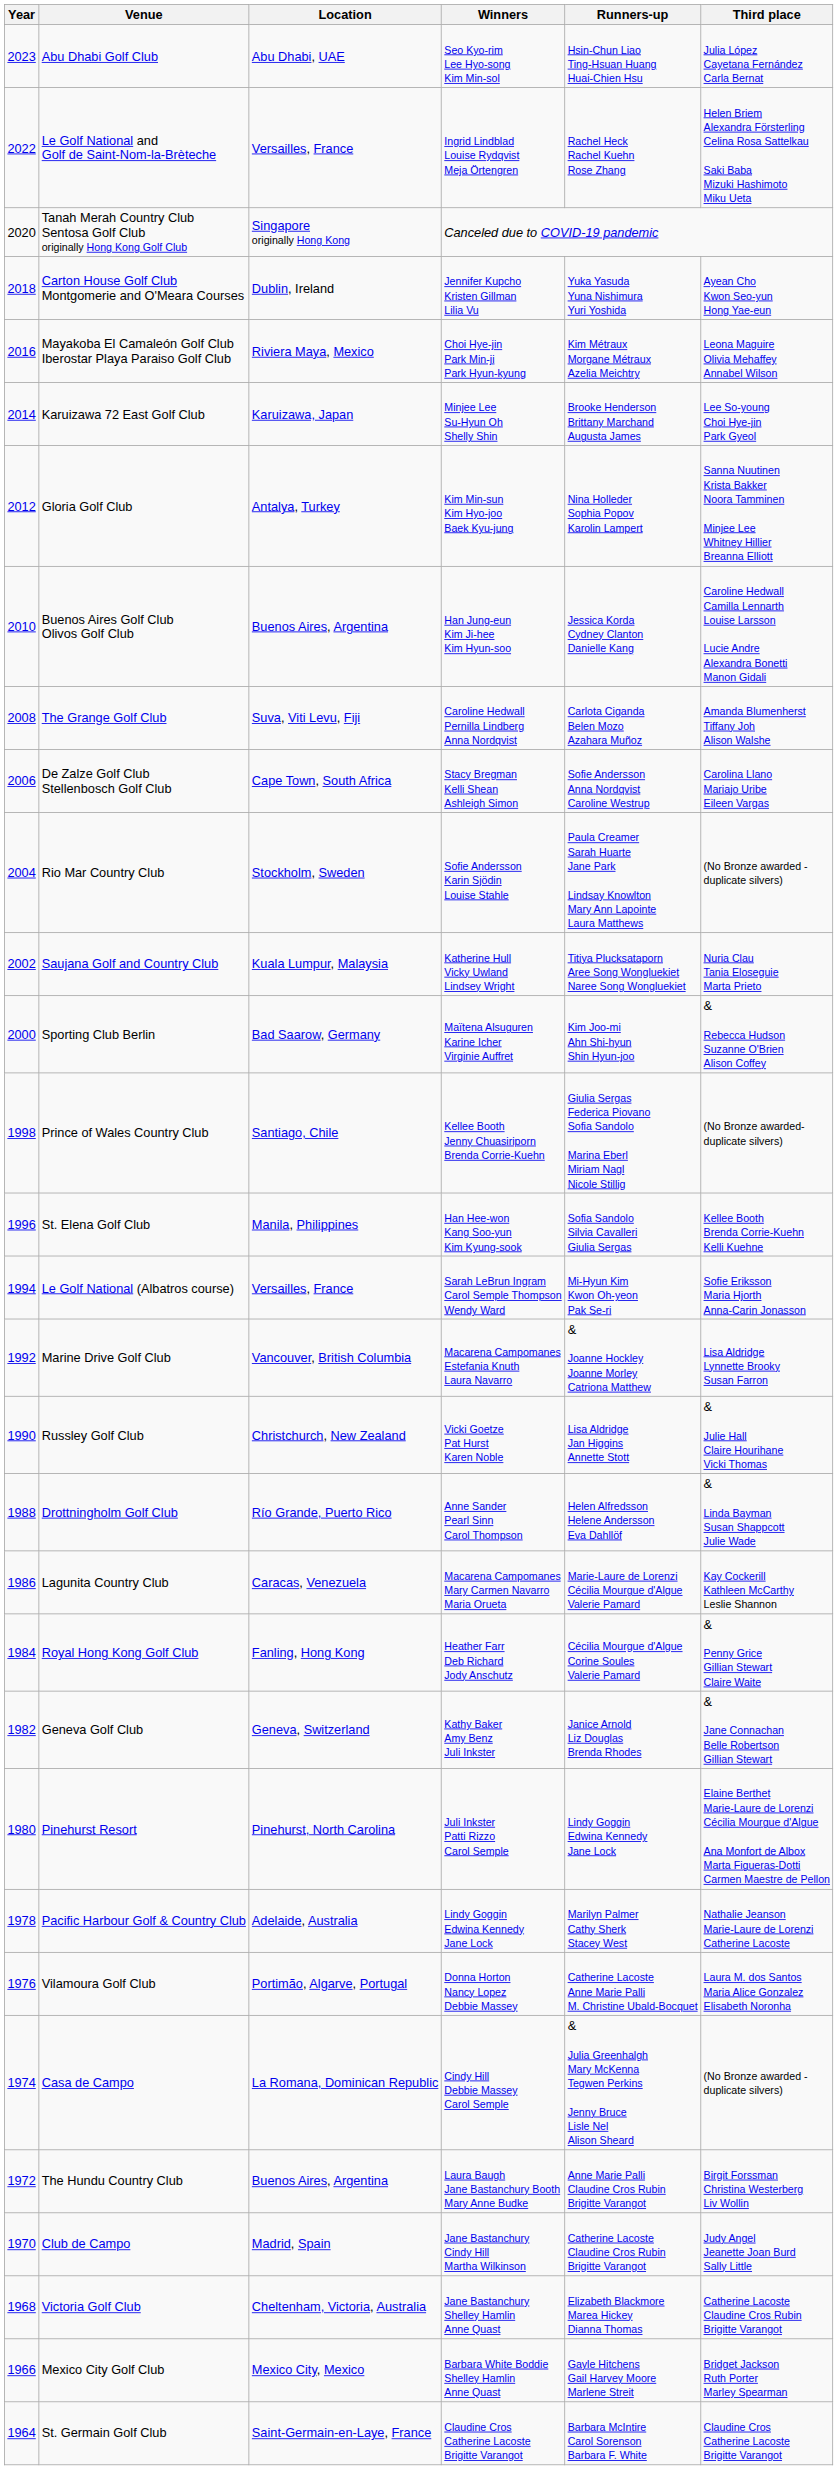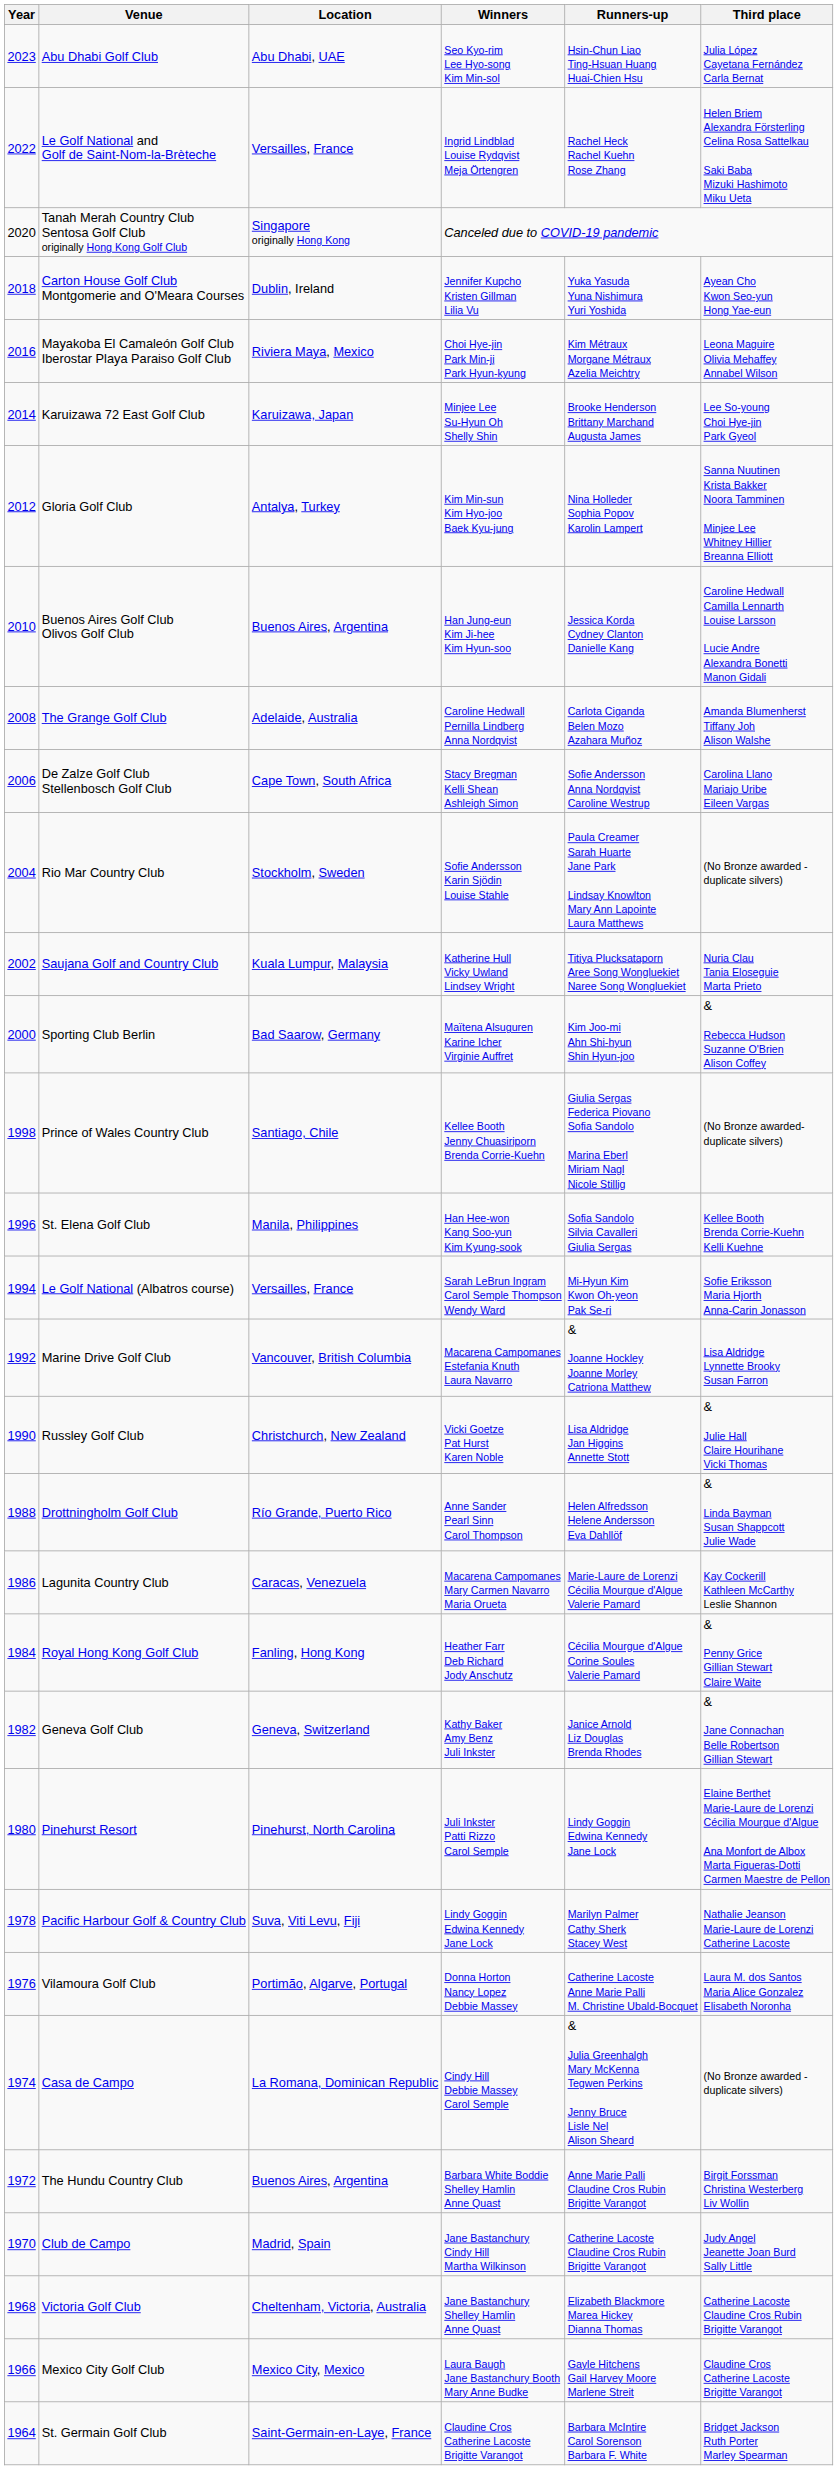(306, 718) Suva, Viti Levu, Fiji -> (305, 718) Adelaide, Australia
(305, 1921) Adelaide, Australia -> (306, 1921) Suva, Viti Levu, Fiji
(502, 2190) Laura Baugh Jane Bastanchury Booth Mary Anne Budke -> (496, 2190) Barbara White Boddie Shelley Hamlin Anne Quast
(496, 2379) Barbara White Boddie Shelley Hamlin Anne Quast -> (502, 2379) Laura Baugh Jane Bastanchury Booth Mary Anne Budke
(746, 2379) Bridget Jackson Ruth Porter Marley Spearman -> (747, 2379) Claudine Cros Catherine Lacoste Brigitte Varangot
(747, 2442) Claudine Cros Catherine Lacoste Brigitte Varangot -> (746, 2442) Bridget Jackson Ruth Porter Marley Spearman
